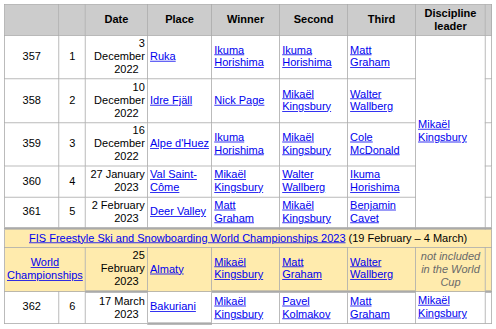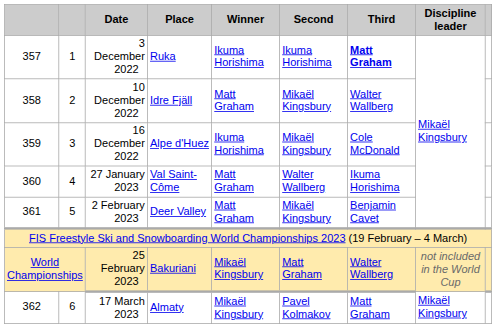(370, 56) normal -> (371, 56) bold
(239, 100) Nick Page -> (234, 100) Matt Graham
(239, 181) Mikaël Kingsbury -> (234, 181) Matt Graham
(167, 269) Almaty -> (173, 268) Bakuriani
(173, 306) Bakuriani -> (167, 307) Almaty
